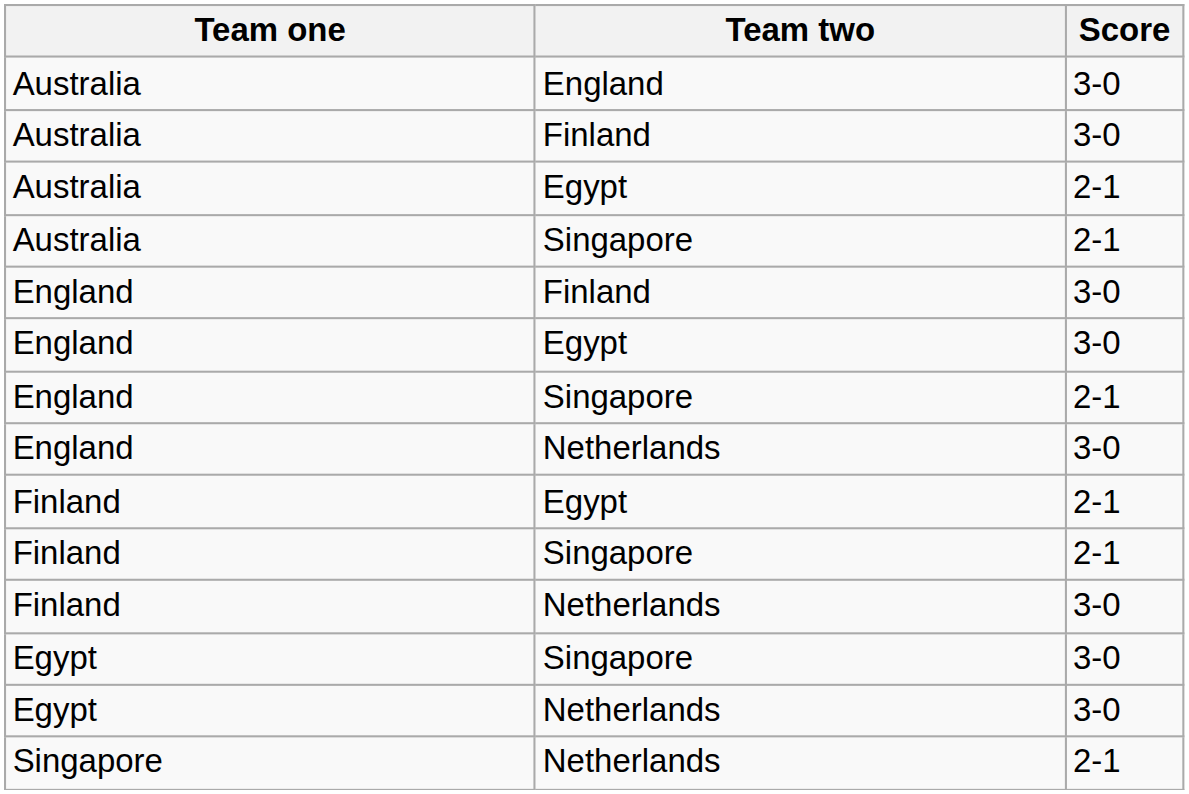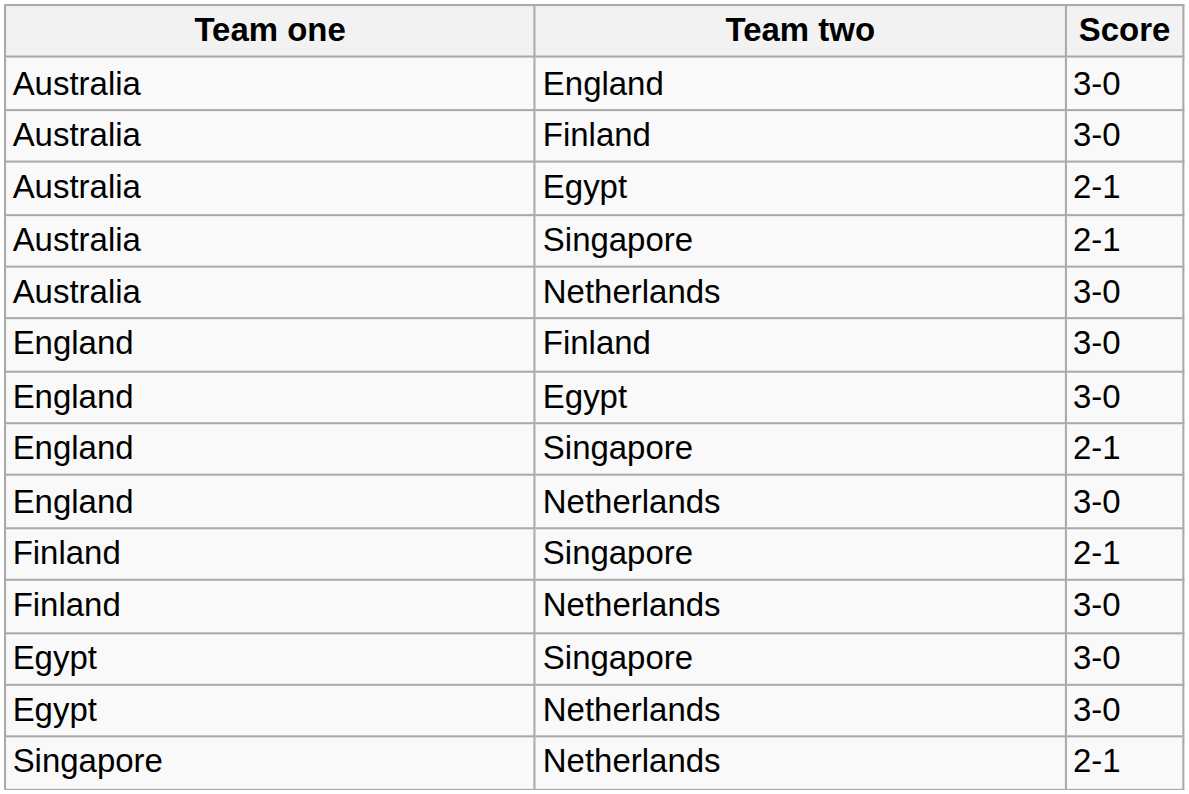+ row: (77, 291)
- row: (67, 501)
